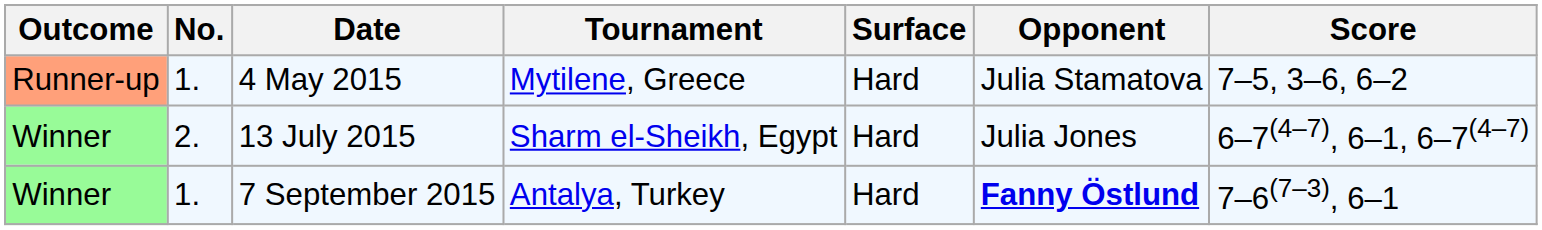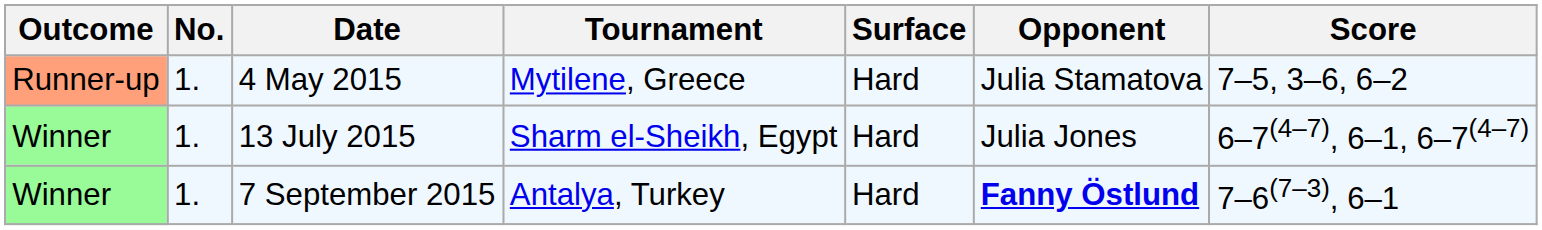(187, 134) 2. -> (187, 134) 1.
